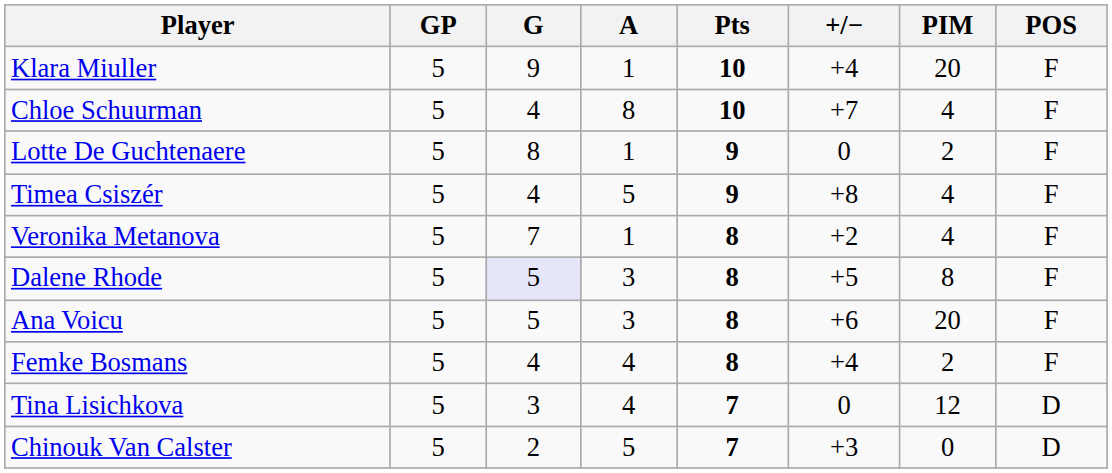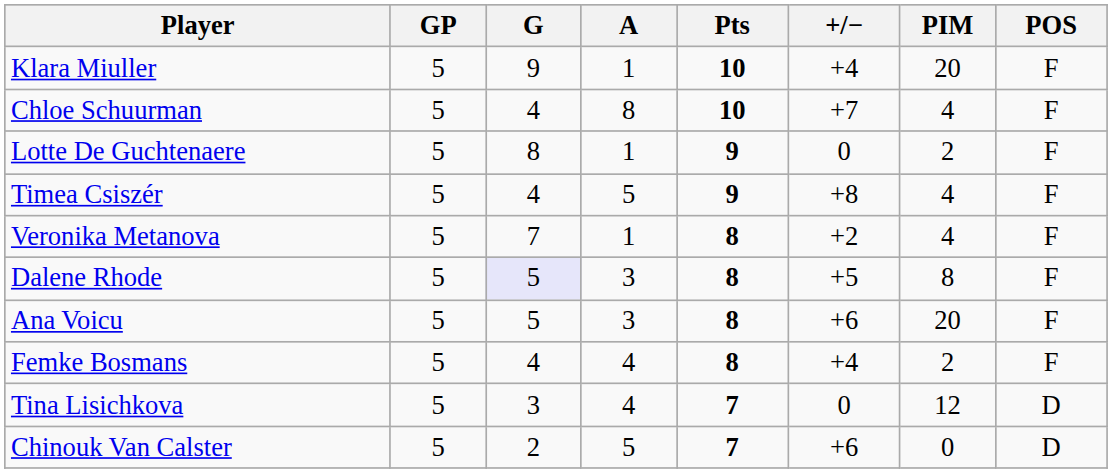(844, 446) +3 -> (844, 446) +6
